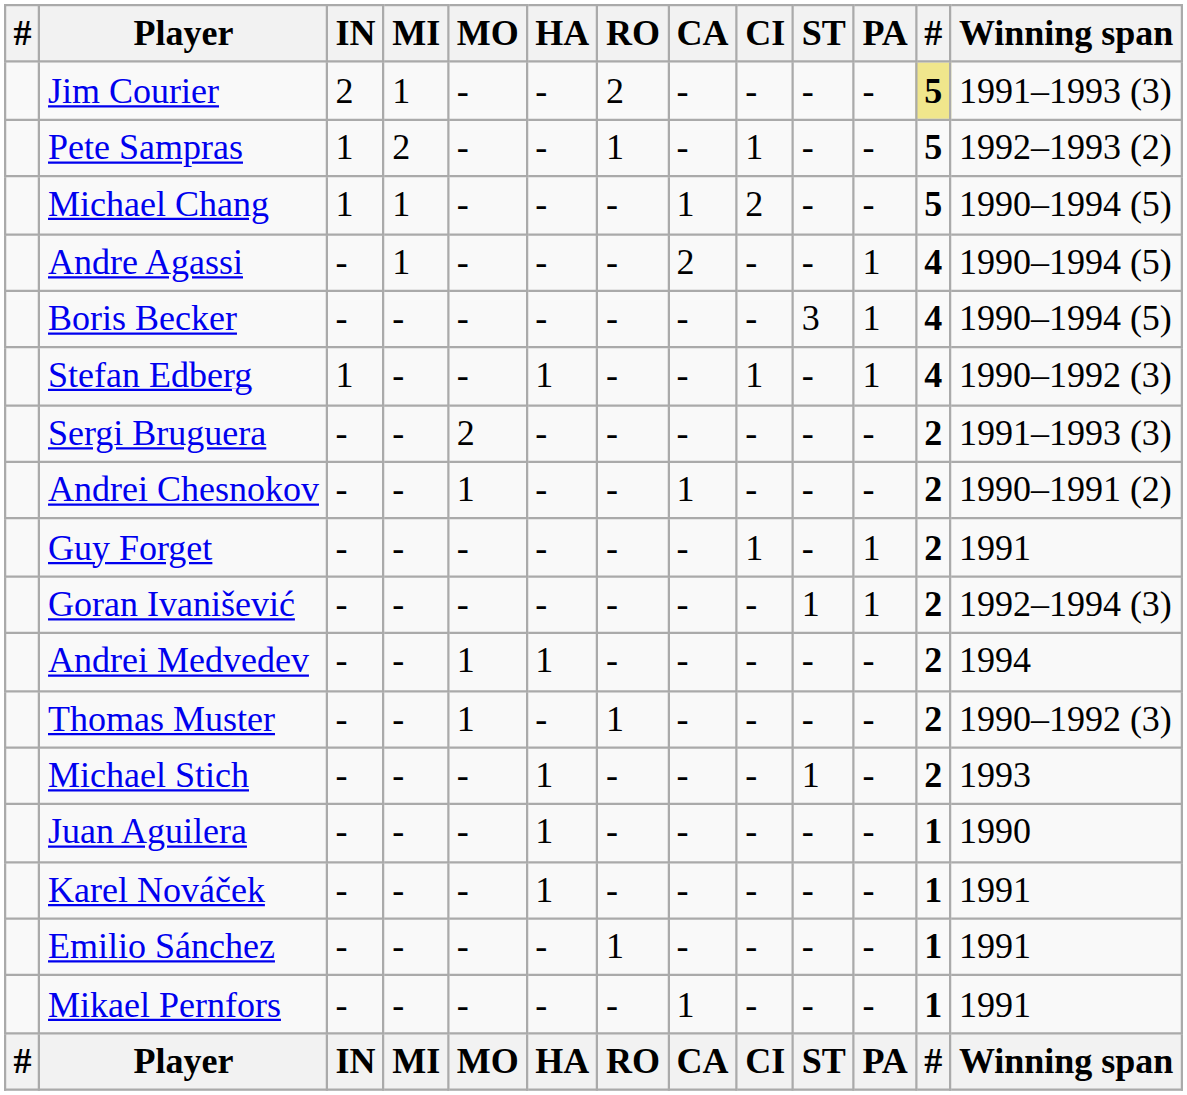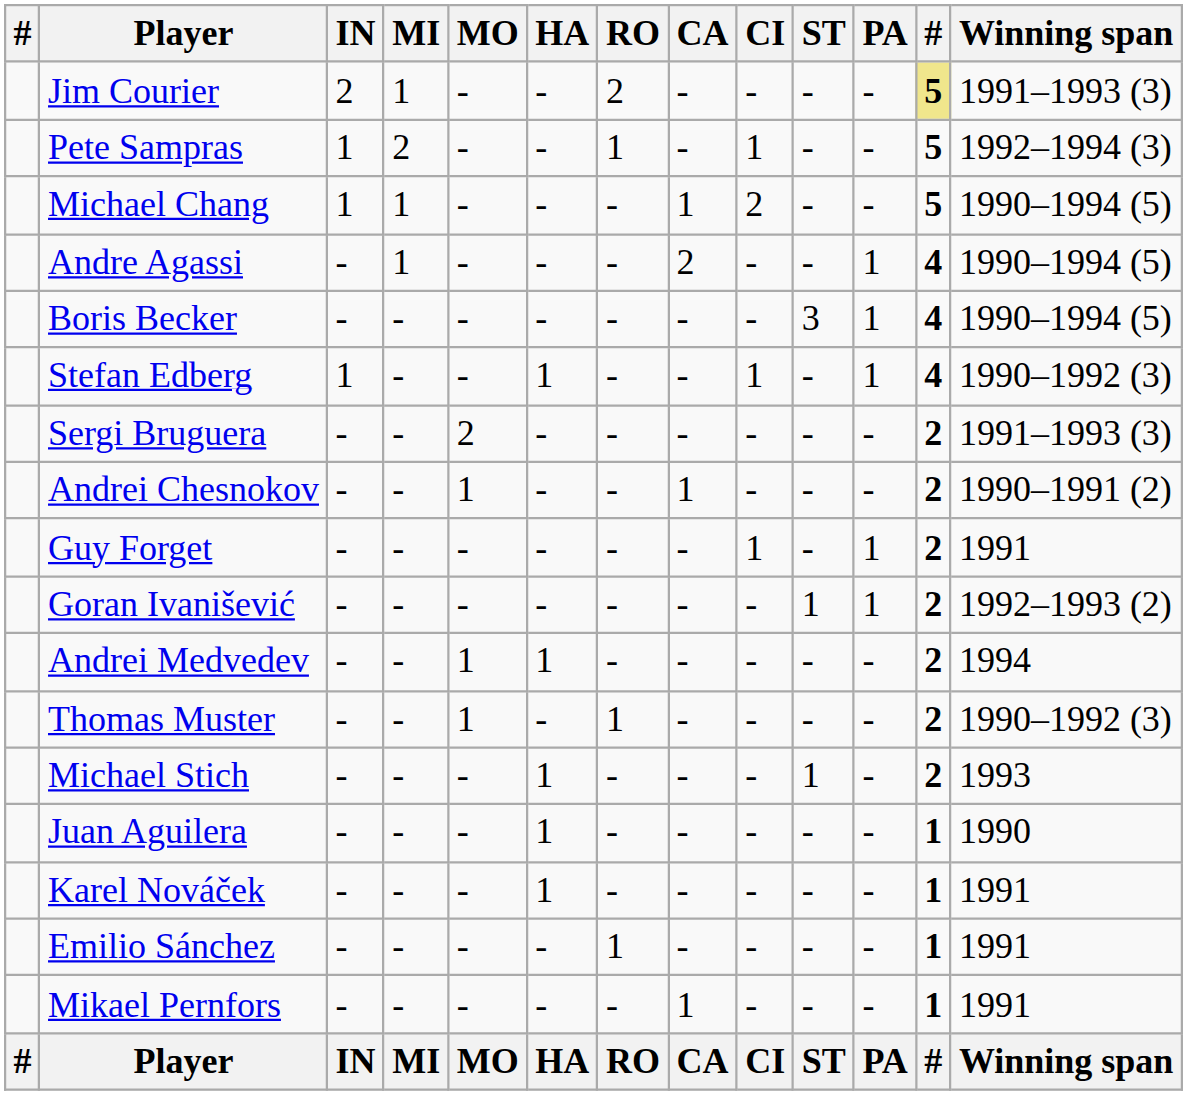(1065, 147) 1992–1993 (2) -> (1065, 147) 1992–1994 (3)
(1065, 603) 1992–1994 (3) -> (1065, 603) 1992–1993 (2)
